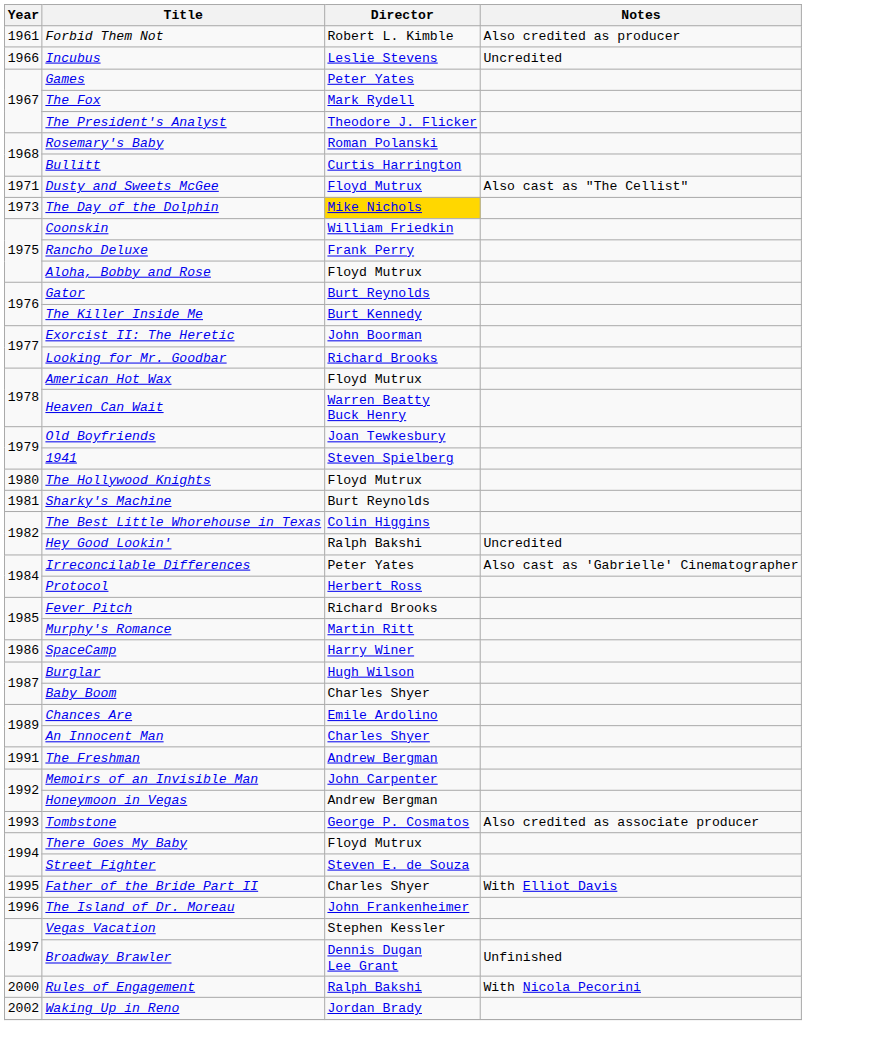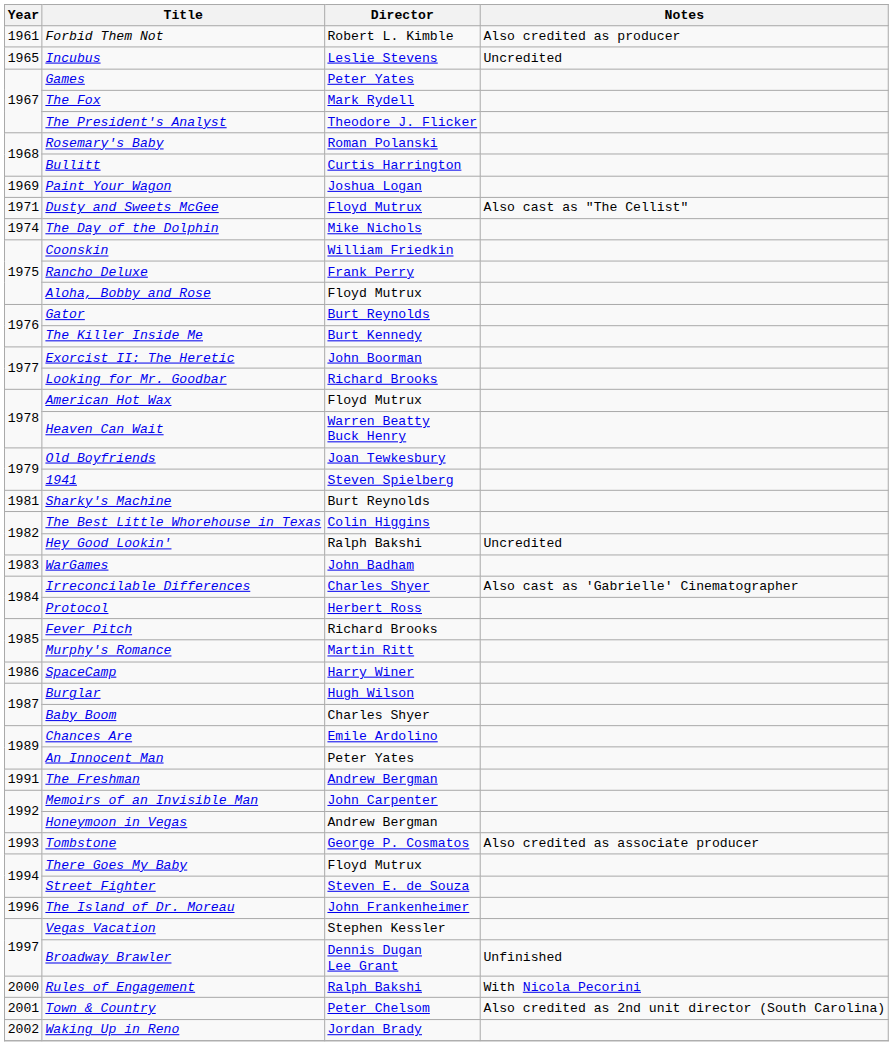(23, 58) 1966 -> (23, 58) 1965
+ row: (108, 186)
(23, 208) 1973 -> (23, 229) 1974
(375, 208) gold background -> (375, 229) no background
- row: (128, 480)
+ row: (77, 565)
(371, 565) Peter Yates -> (379, 587) Charles Shyer
(379, 737) Charles Shyer -> (371, 758) Peter Yates
- row: (152, 886)
+ row: (101, 1008)
